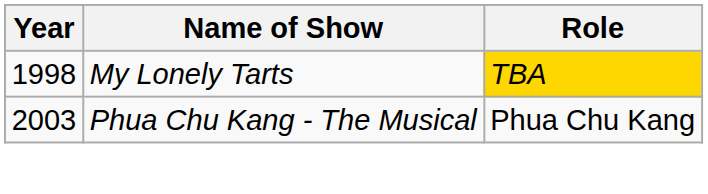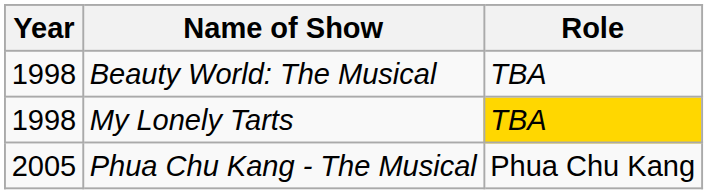+ row: (263, 74)
(44, 120) 2003 -> (44, 166) 2005
